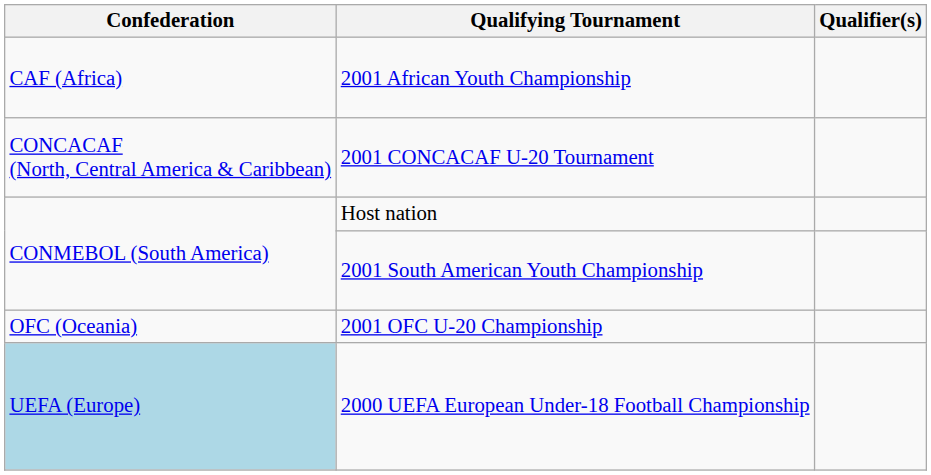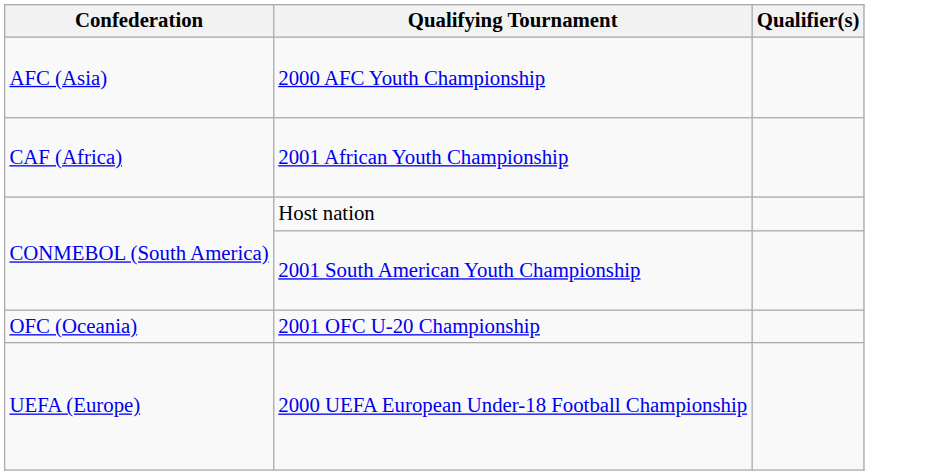+ row: (412, 77)
- row: (497, 157)
(75, 406) lightblue background -> (75, 406) no background
